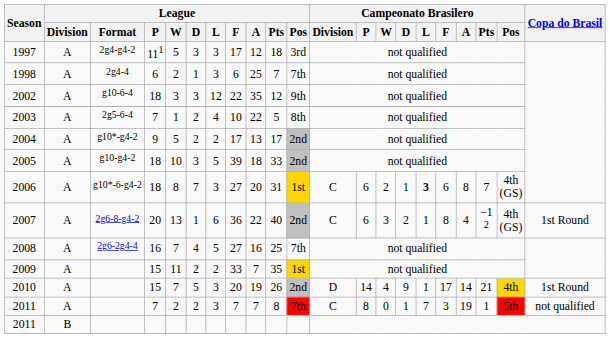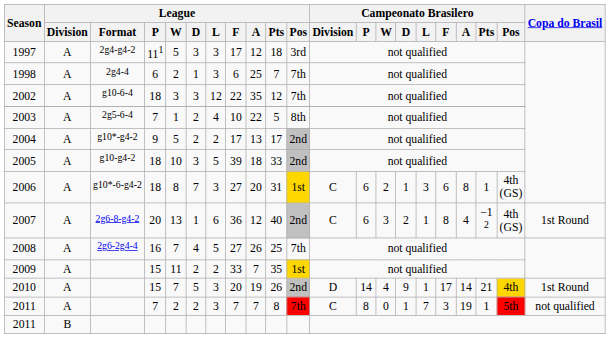(298, 95) 9th -> (298, 95) 7th
(426, 187) bold -> (426, 187) normal
(486, 187) 7 -> (486, 187) 1
(256, 220) 22 -> (256, 220) 12
(256, 248) 16 -> (256, 248) 26
